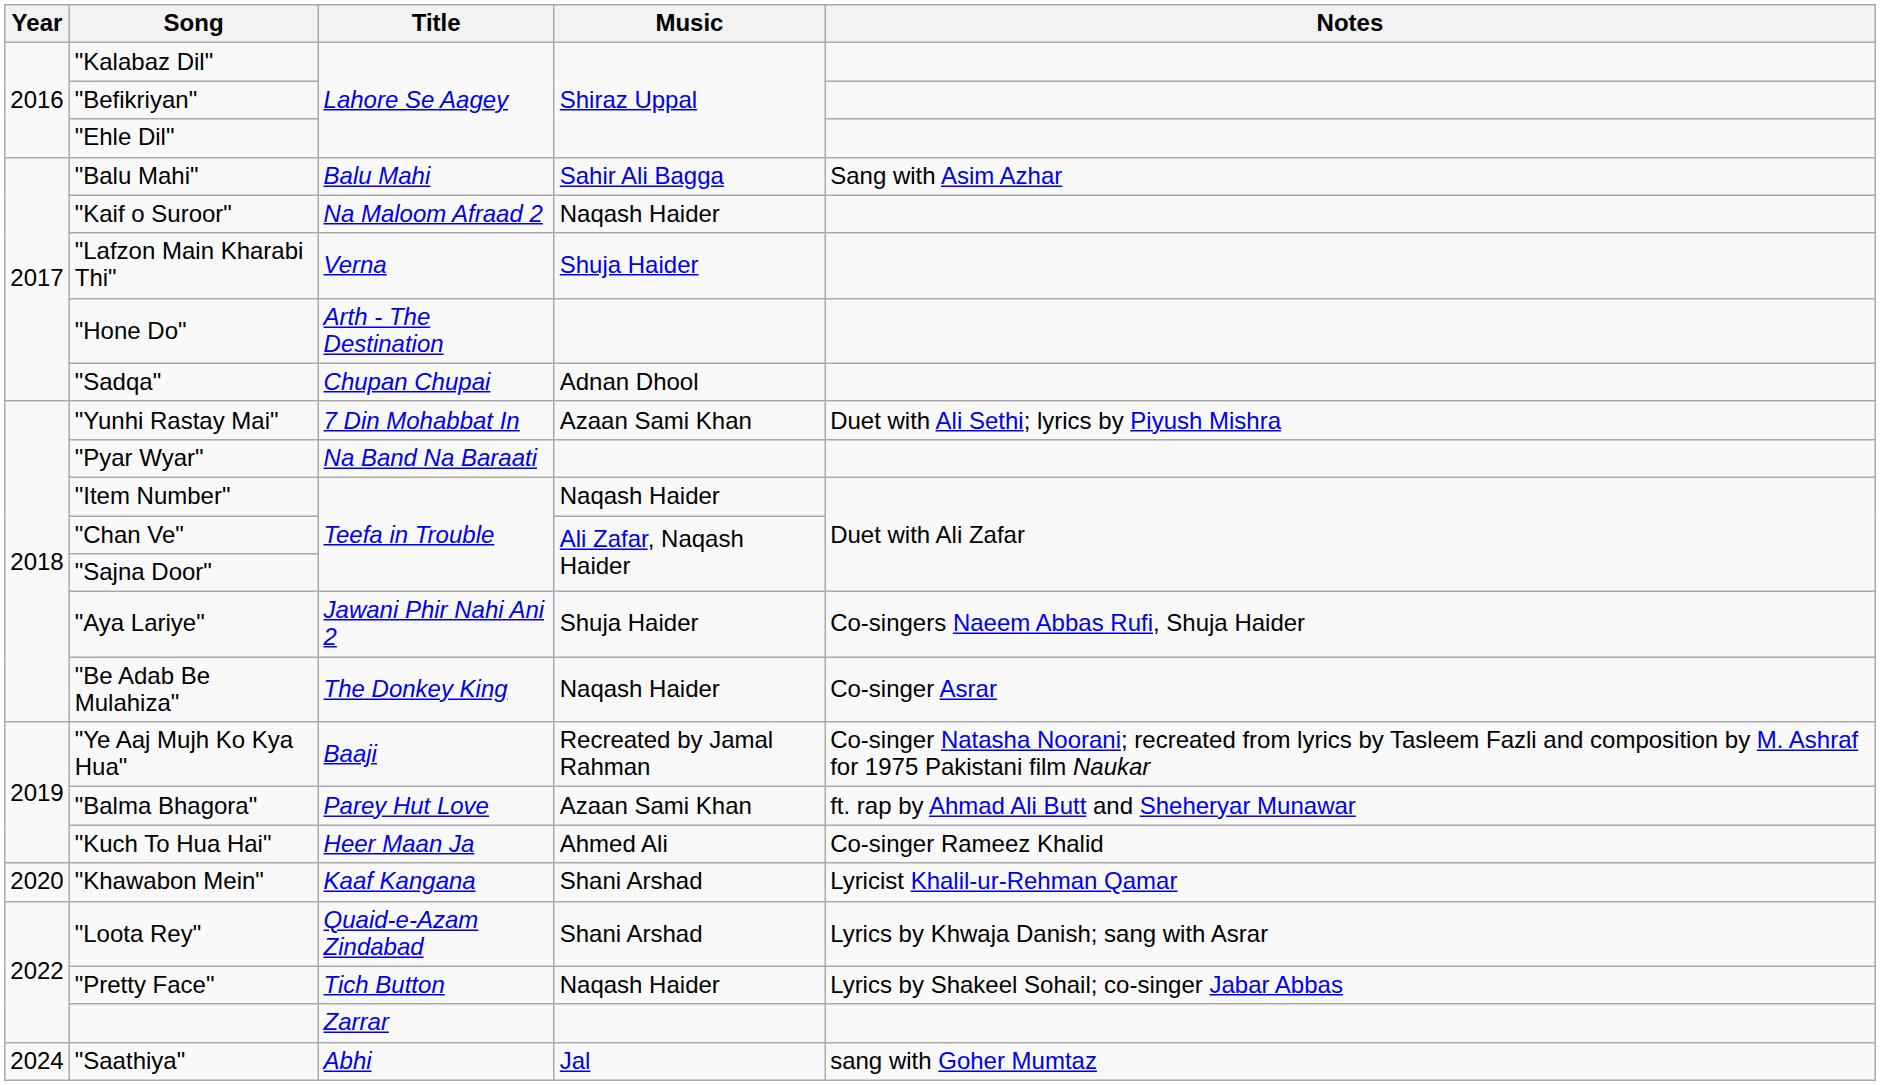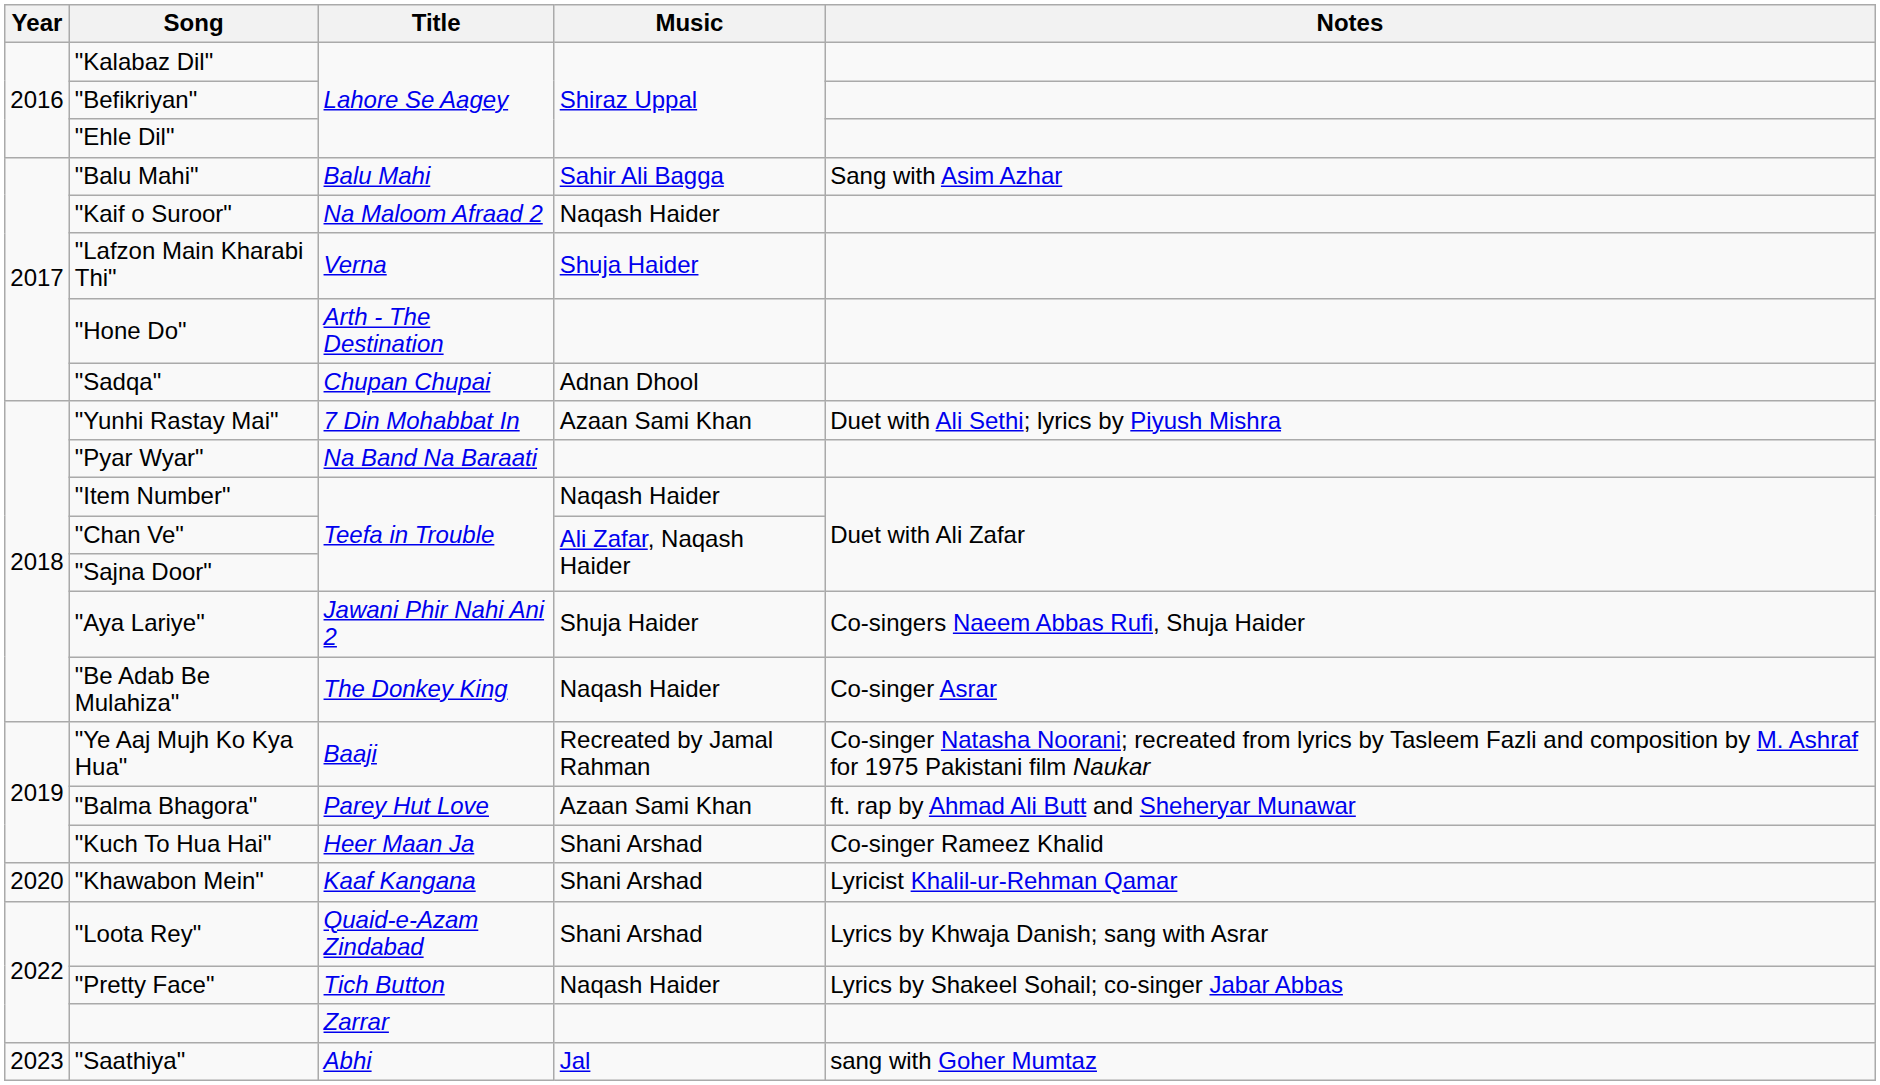(614, 843) Ahmed Ali -> (631, 843) Shani Arshad
(37, 1060) 2024 -> (37, 1060) 2023
